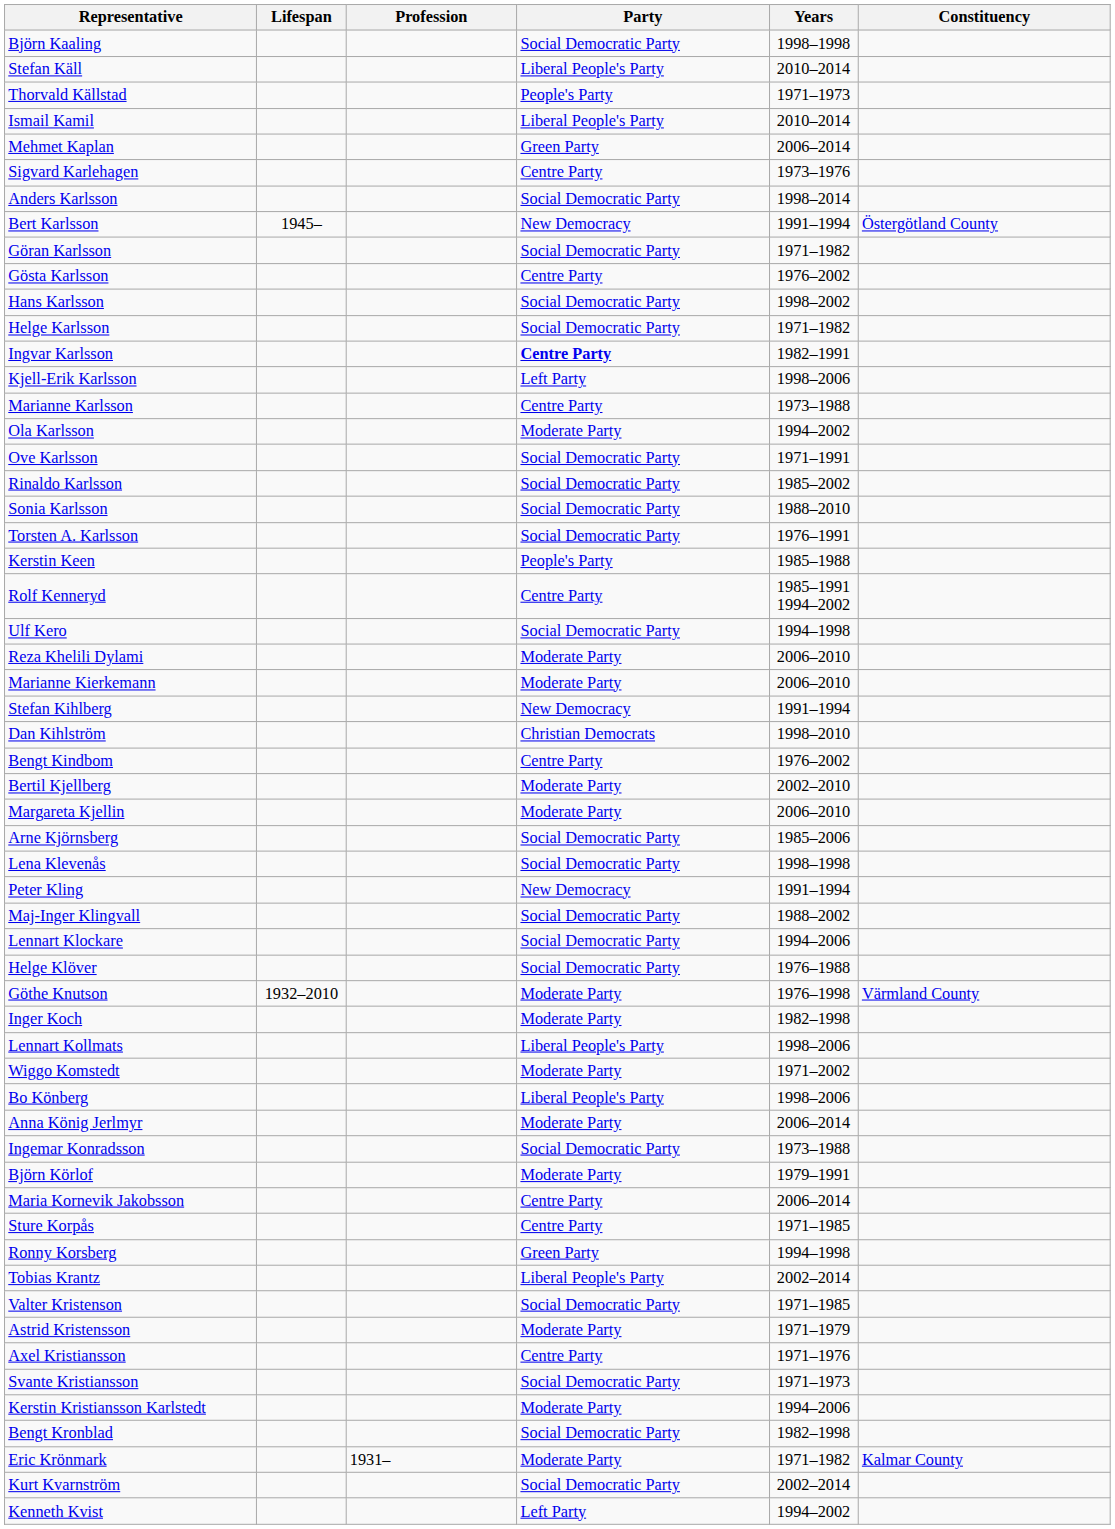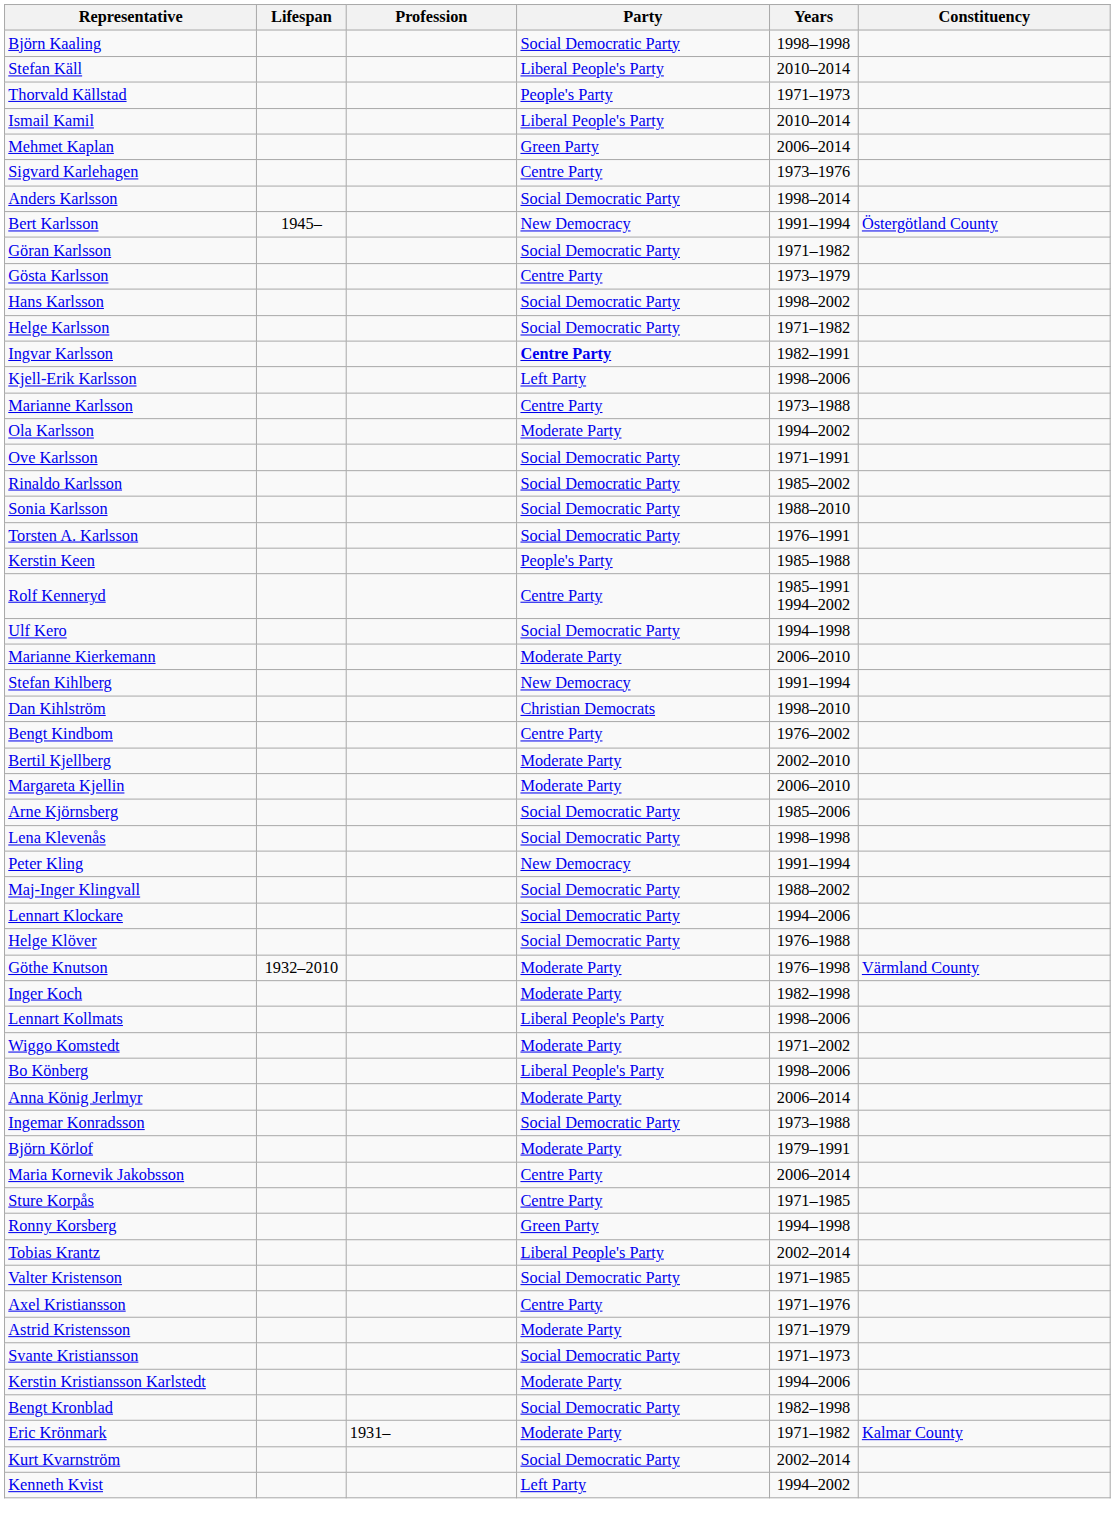(814, 276) 1976–2002 -> (814, 276) 1973–1979
- row: (76, 656)
rows swapped: (69, 1329) <-> (67, 1355)
